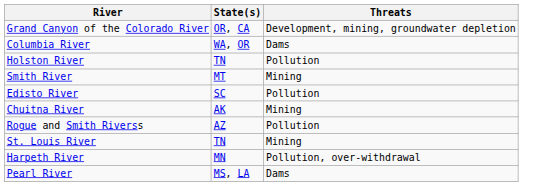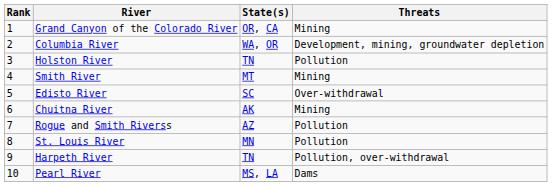+ column: (19, 12)
(391, 29) Development, mining, groundwater depletion -> (312, 29) Mining
(278, 45) Dams -> (419, 45) Development, mining, groundwater depletion
(293, 93) Pollution -> (339, 93) Over-withdrawal
(220, 141) TN -> (248, 141) MN
(284, 141) Mining -> (321, 141) Pollution
(220, 157) MN -> (248, 157) TN
